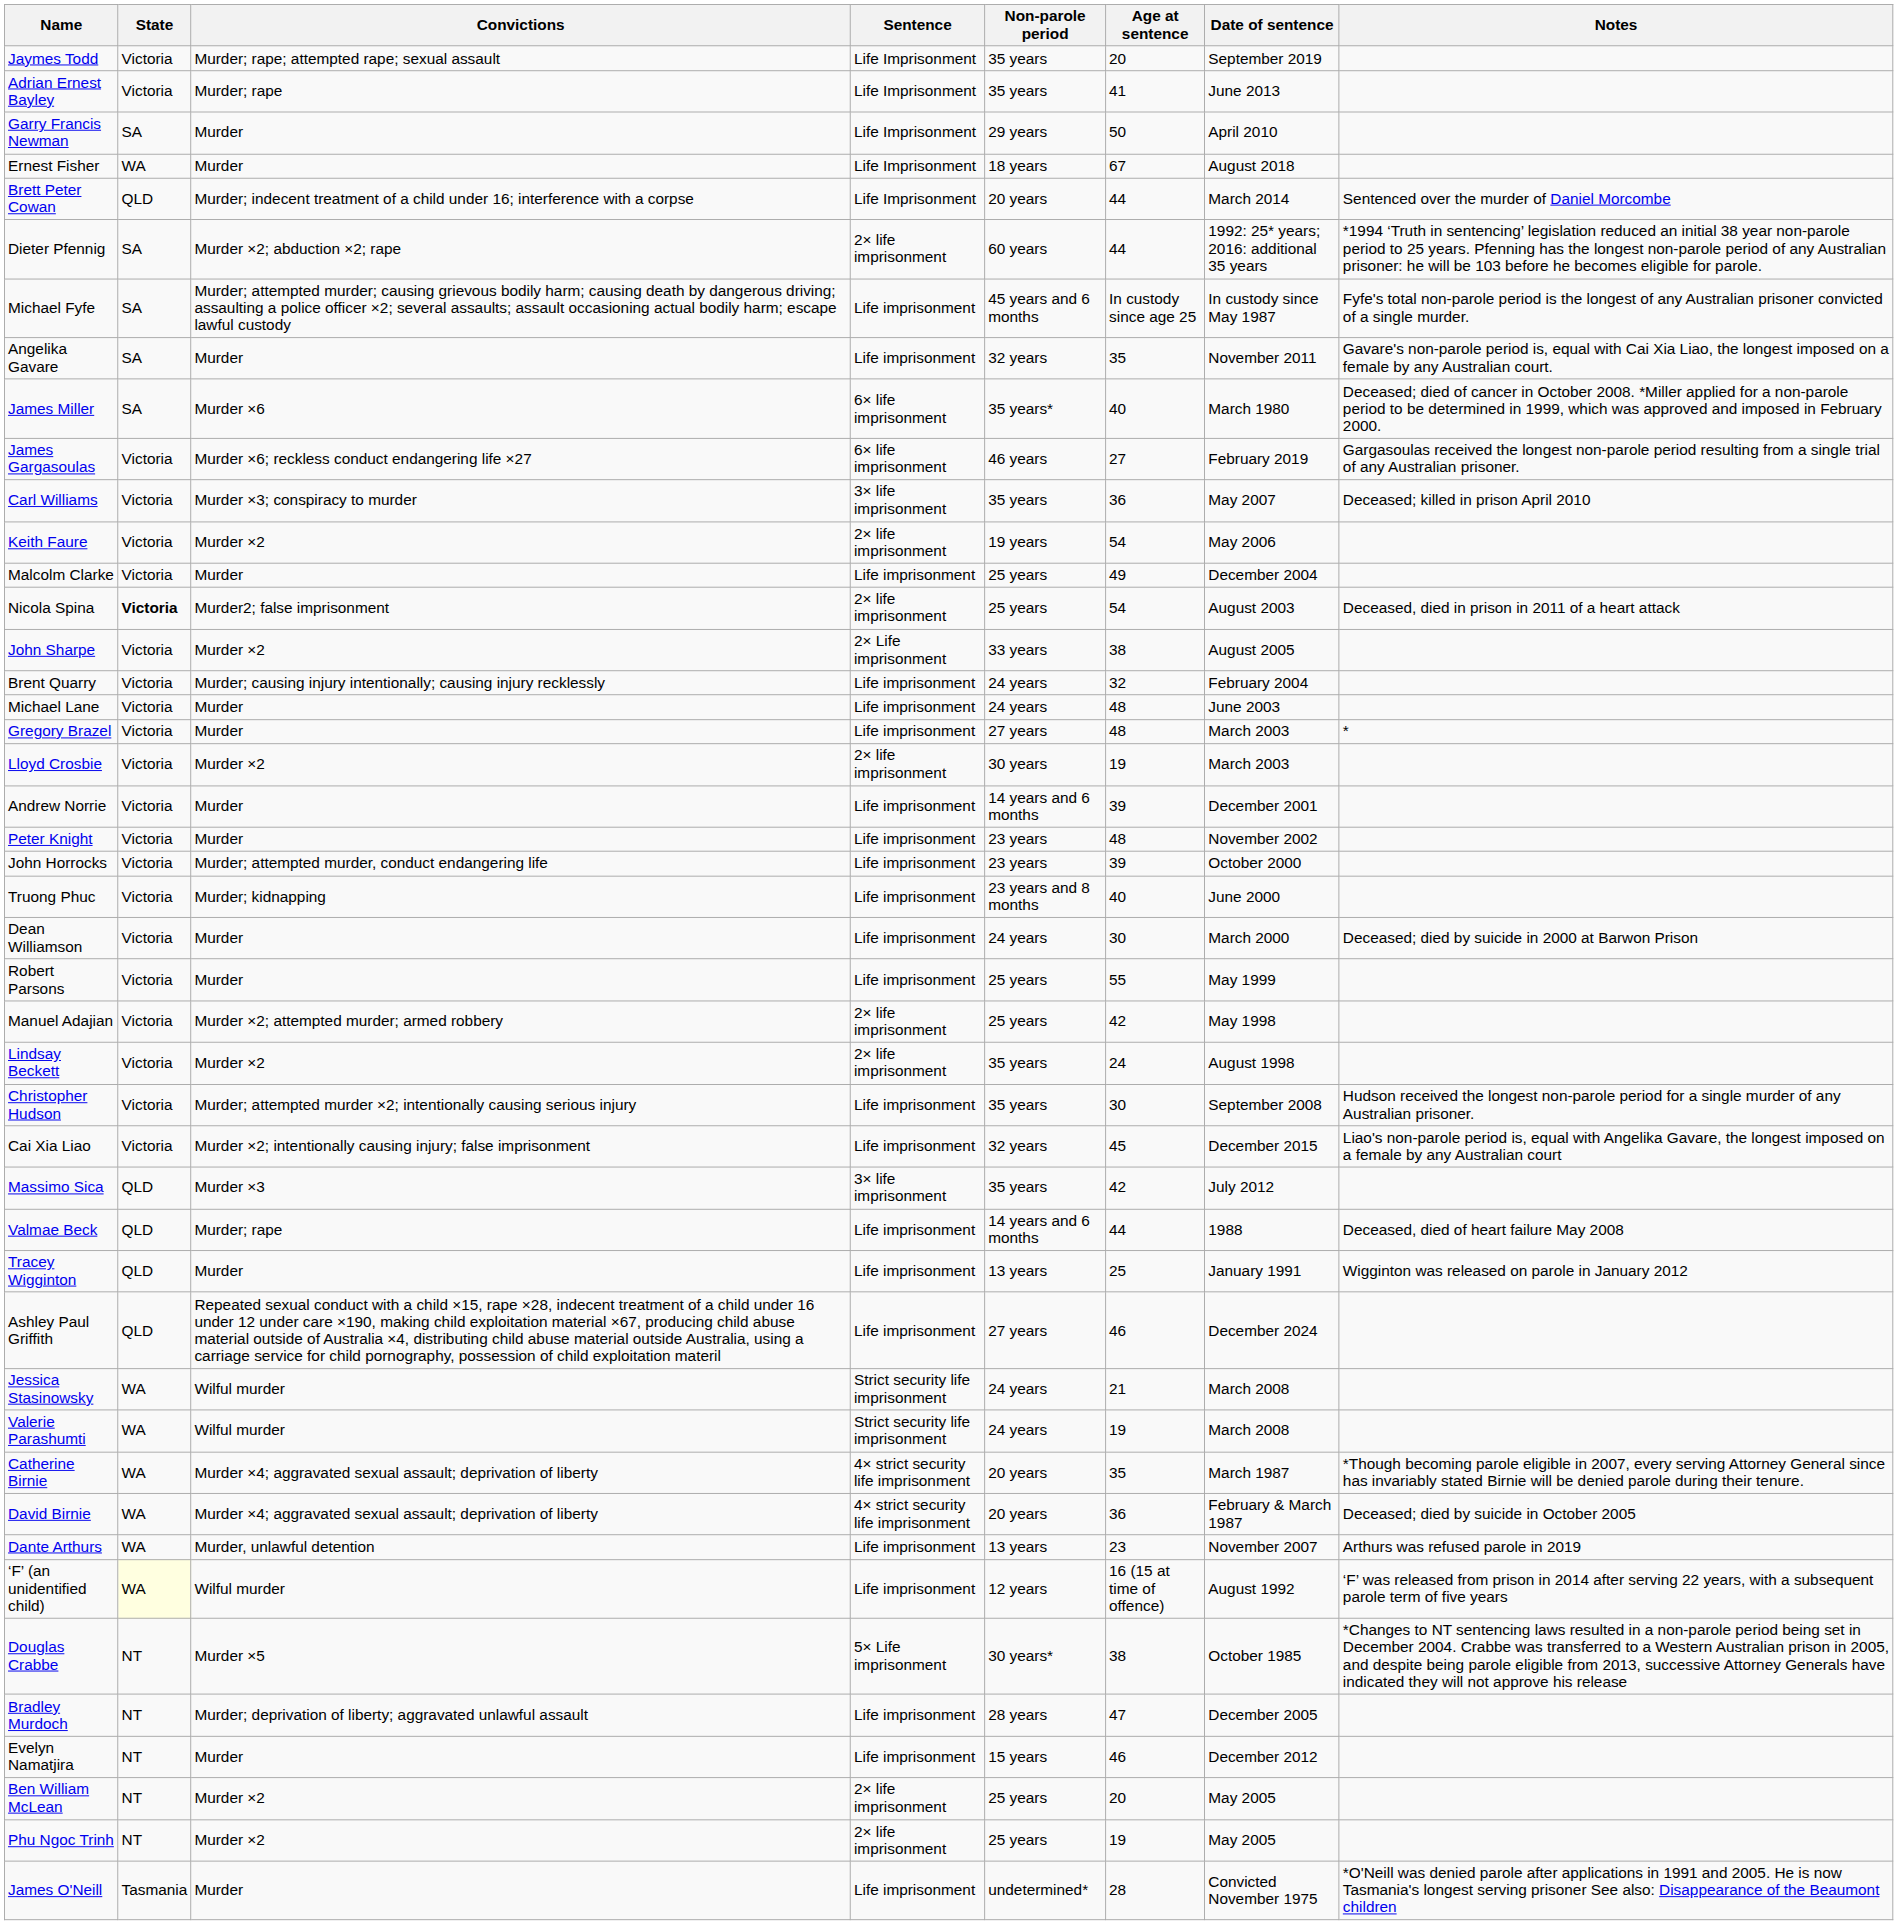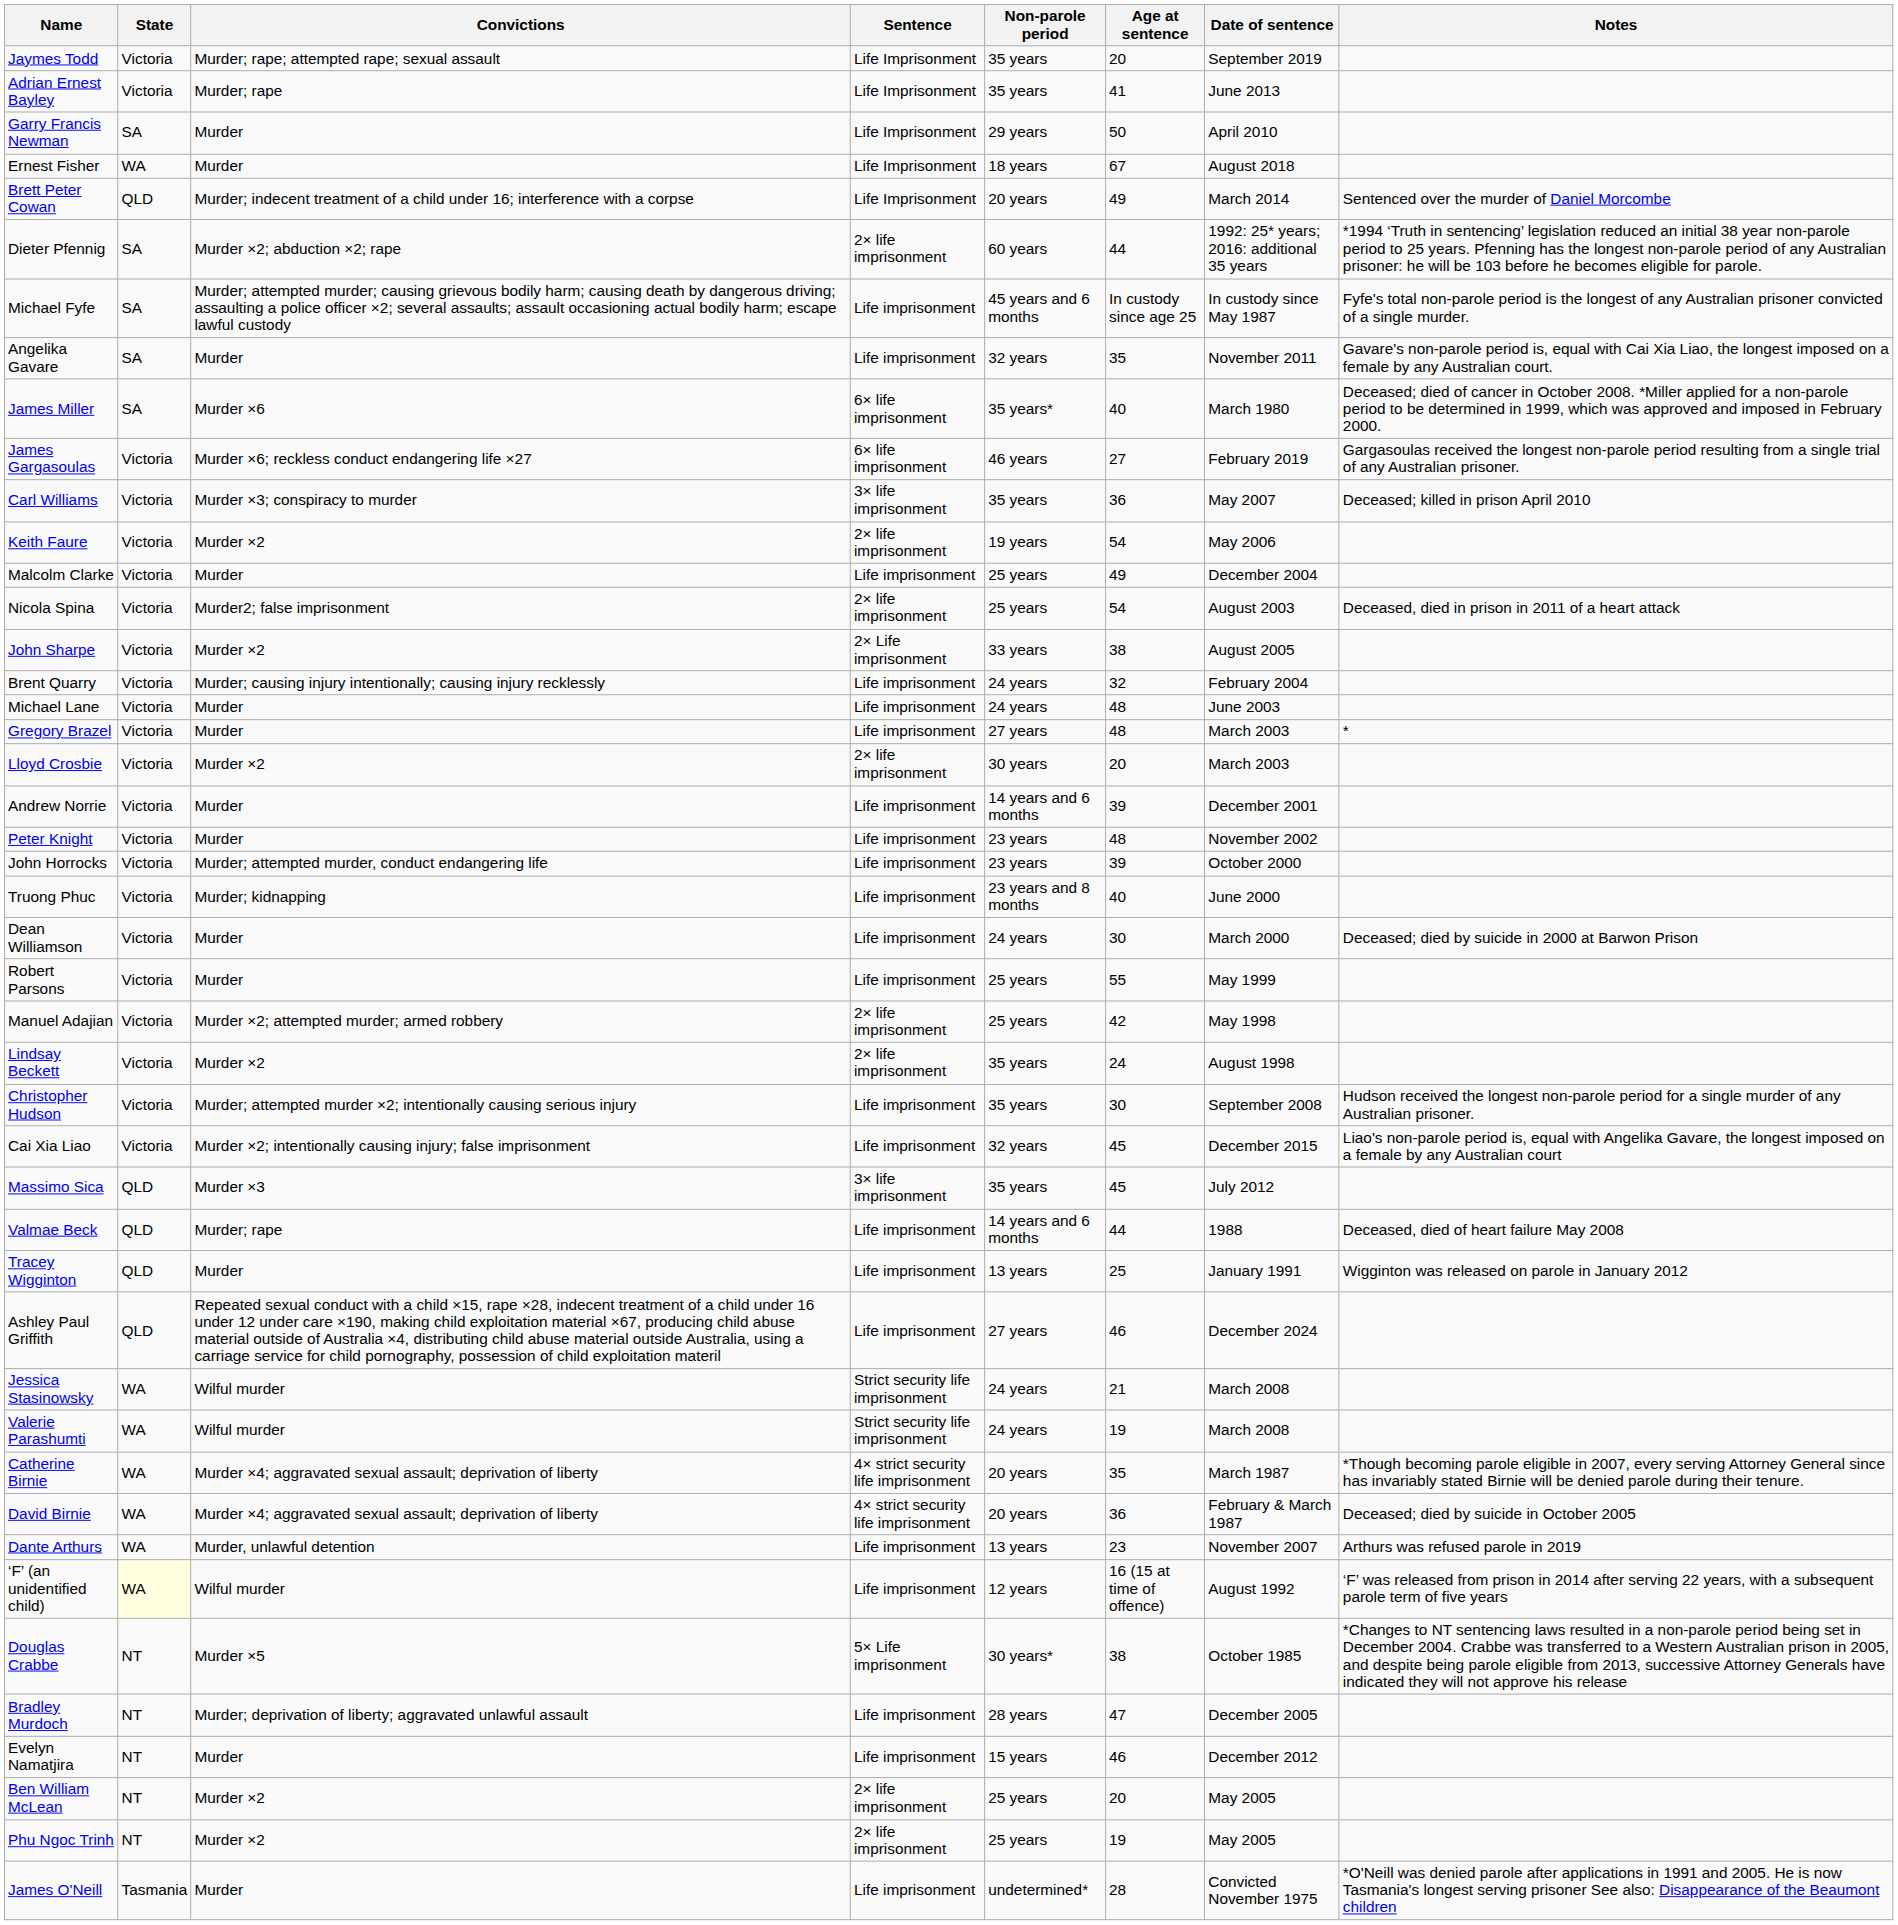(1118, 198) 44 -> (1118, 198) 49
(150, 608) bold -> (147, 608) normal
(1118, 764) 19 -> (1118, 764) 20
(1118, 1188) 42 -> (1118, 1188) 45
